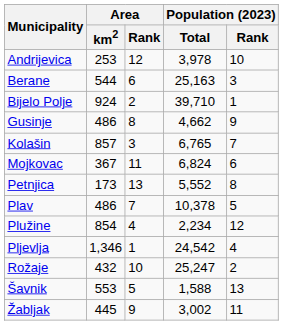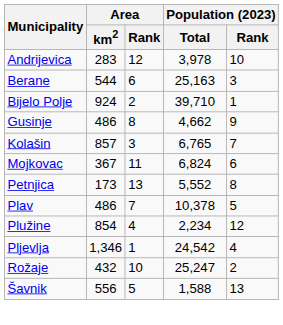(106, 60) 253 -> (106, 60) 283
(106, 288) 553 -> (106, 288) 556
- row: (29, 309)
